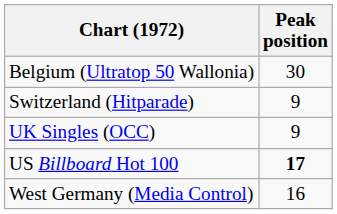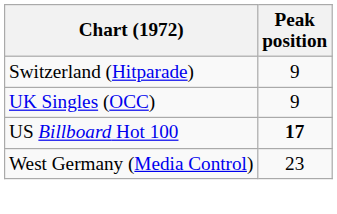- row: (132, 71)
(295, 193) 16 -> (295, 163) 23
